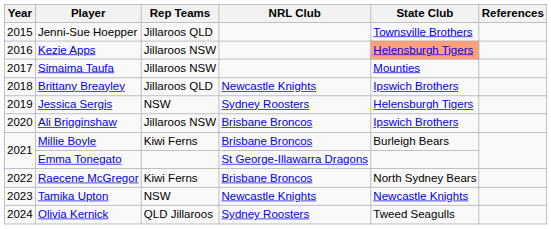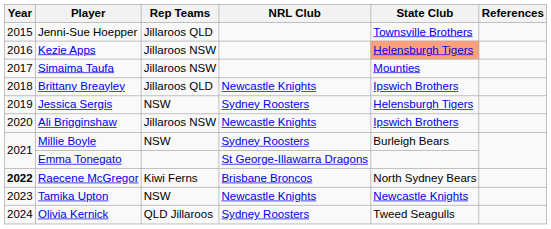(267, 123) Brisbane Broncos -> (269, 123) Newcastle Knights
(171, 141) Kiwi Ferns -> (157, 141) NSW
(267, 141) Brisbane Broncos -> (265, 141) Sydney Roosters
(20, 178) normal -> (20, 178) bold
